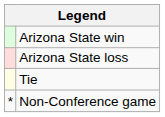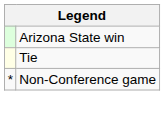- row: (74, 58)
